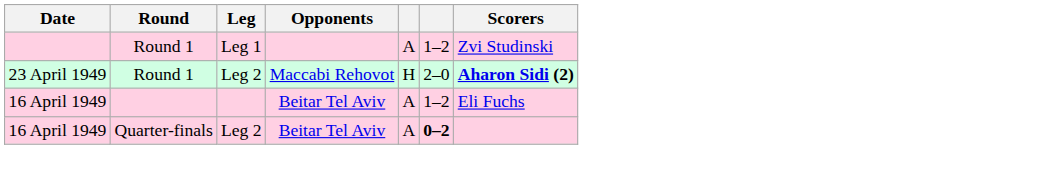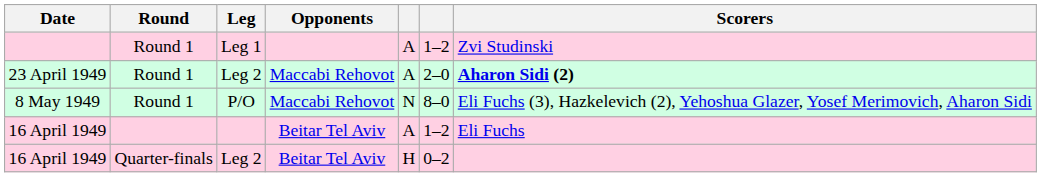(409, 74) H -> (409, 74) A
+ row: (57, 102)
(409, 130) A -> (409, 158) H
(436, 130) bold -> (436, 158) normal
